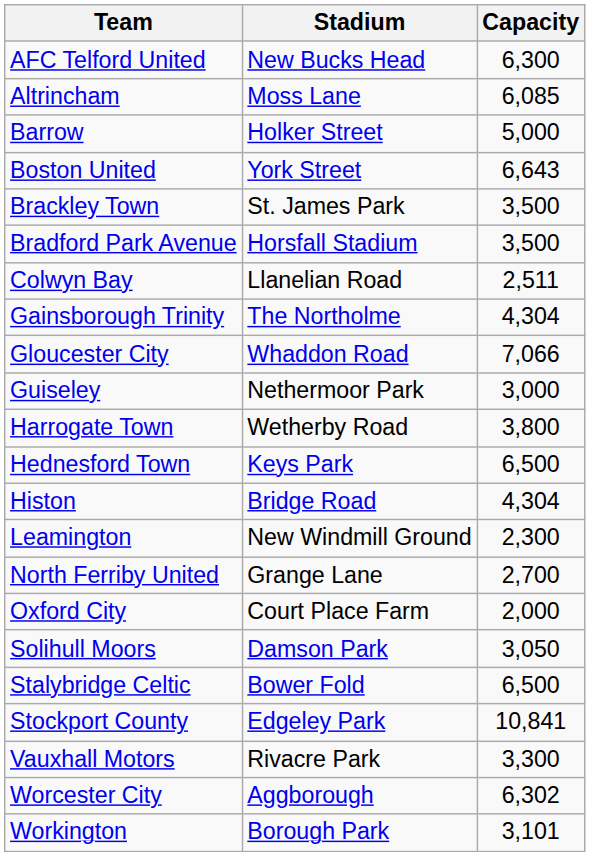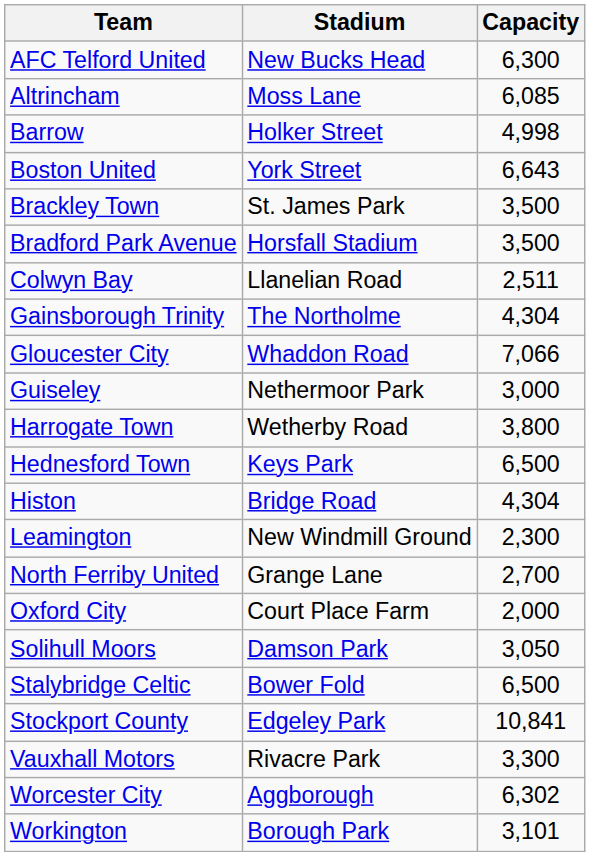(531, 133) 5,000 -> (531, 133) 4,998
